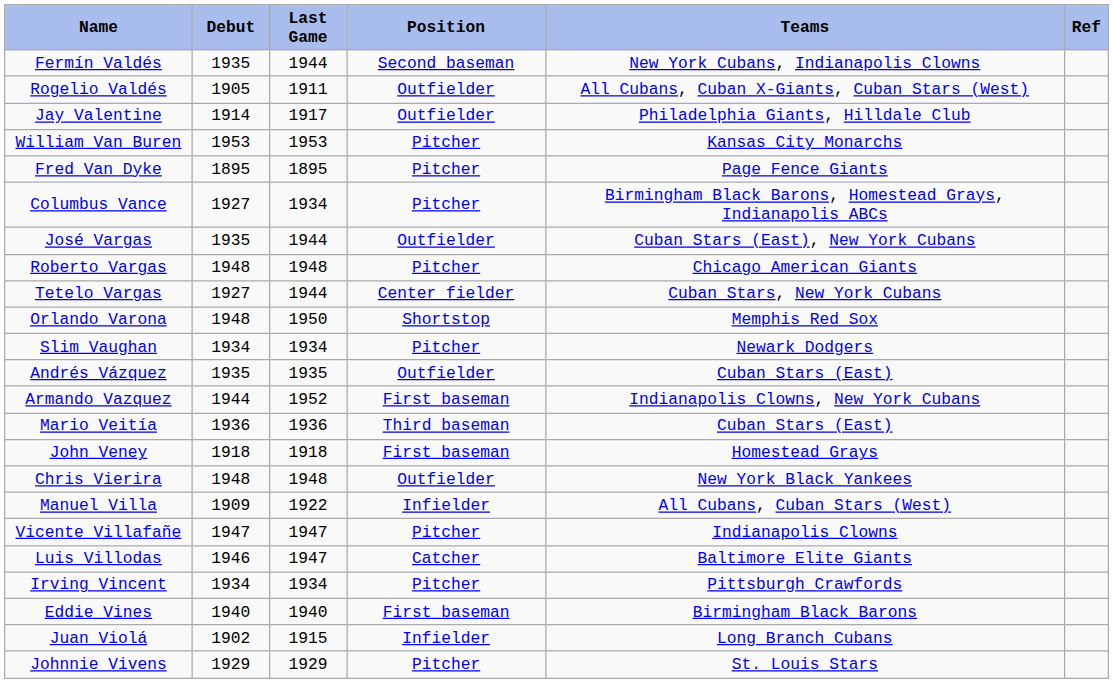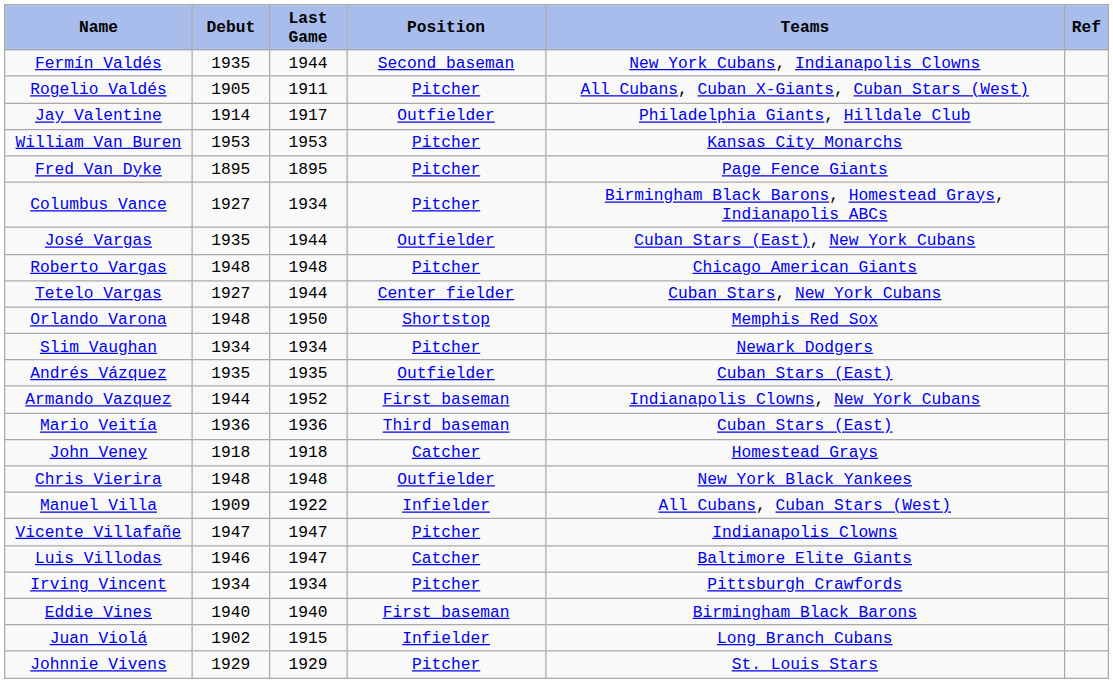(446, 90) Outfielder -> (446, 90) Pitcher
(446, 453) First baseman -> (446, 453) Catcher
